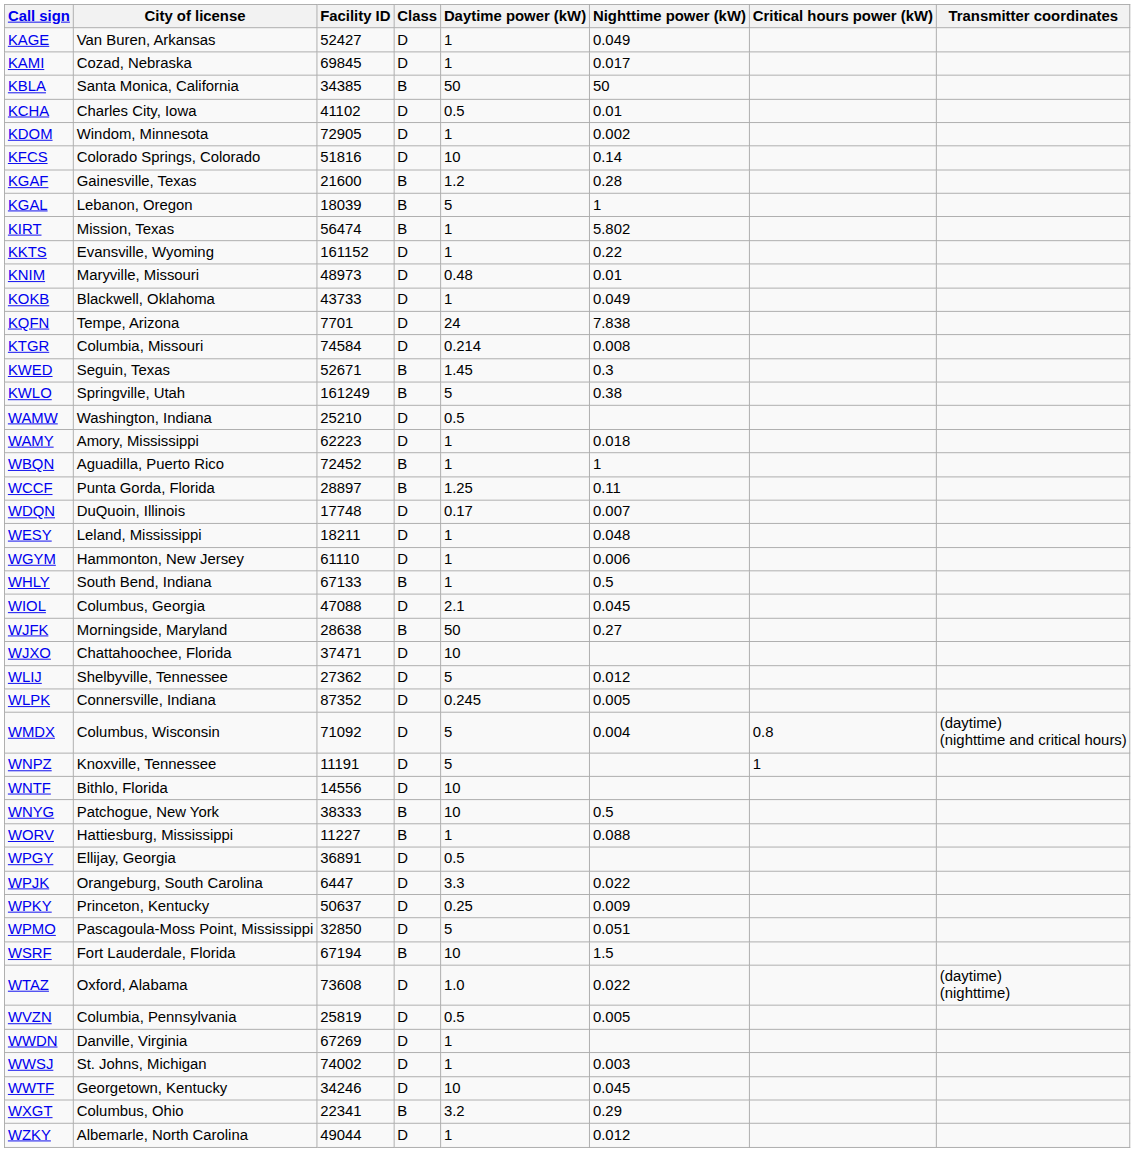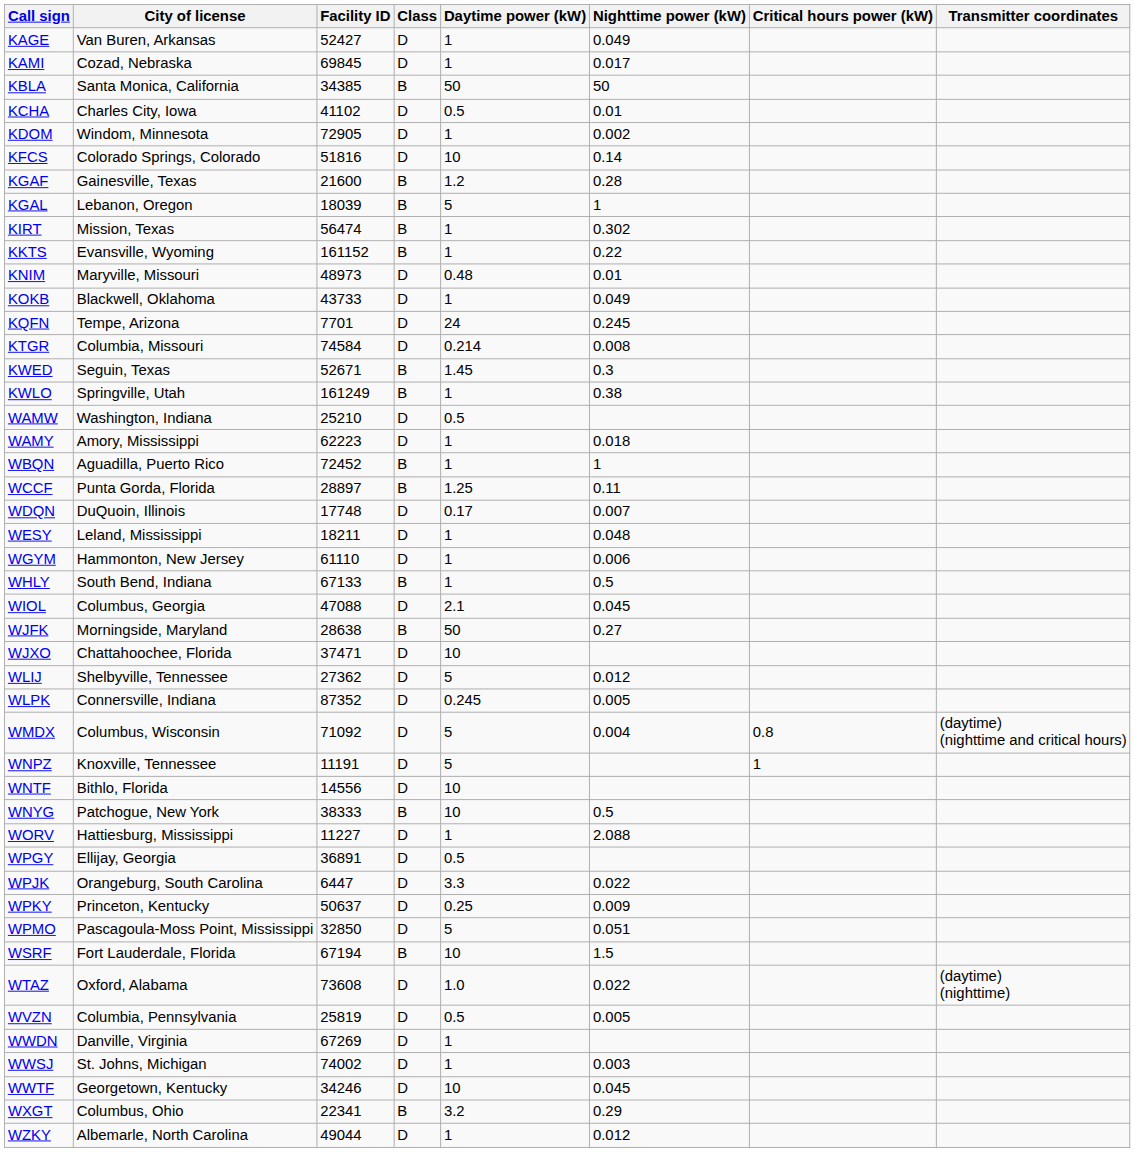(612, 228) 5.802 -> (612, 228) 0.302
(403, 252) D -> (402, 252) B
(612, 323) 7.838 -> (612, 323) 0.245
(448, 393) 5 -> (448, 393) 1
(402, 835) B -> (403, 835) D
(612, 835) 0.088 -> (612, 835) 2.088
